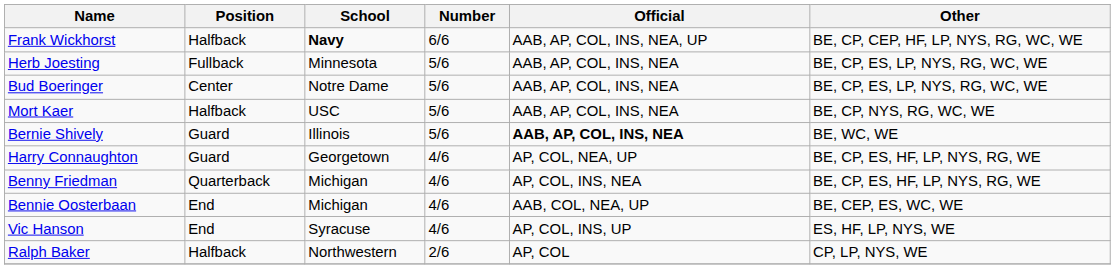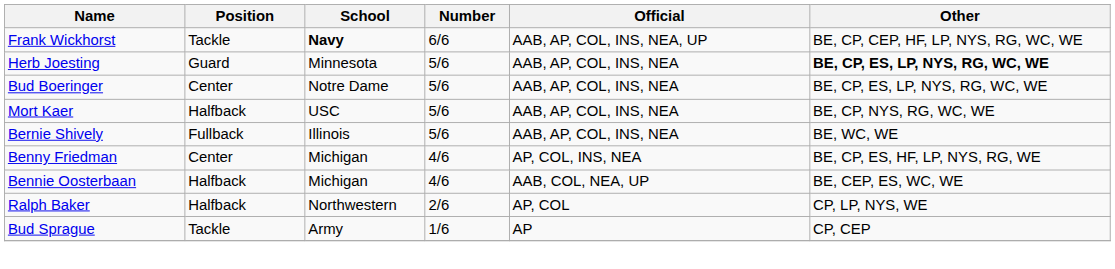(217, 39) Halfback -> (209, 39) Tackle
(216, 63) Fullback -> (209, 63) Guard
(930, 63) normal -> (931, 63) bold
(209, 134) Guard -> (216, 134) Fullback
(598, 134) bold -> (596, 134) normal
- row: (73, 157)
(229, 181) Quarterback -> (210, 157) Center
(201, 205) End -> (217, 181) Halfback
- row: (46, 228)
+ row: (51, 228)
